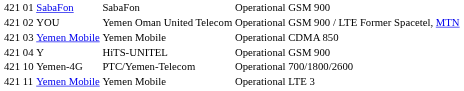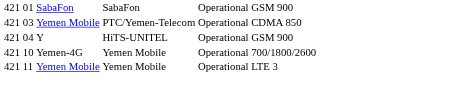- row: (28, 22)
(134, 37) Yemen Mobile -> (149, 22) PTC/Yemen-Telecom
(149, 67) PTC/Yemen-Telecom -> (134, 52) Yemen Mobile
